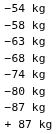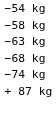- row: (25, 91)
- row: (25, 107)
